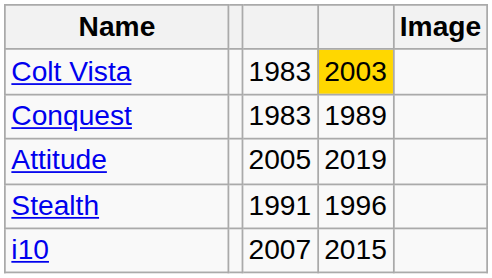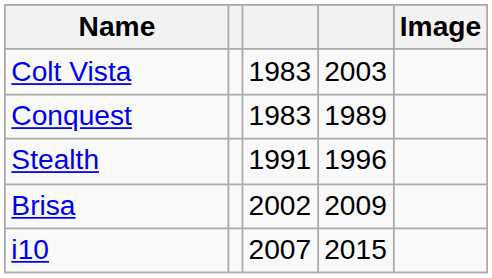(355, 71) gold background -> (355, 71) no background
- row: (59, 160)
+ row: (43, 205)
